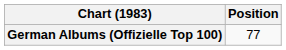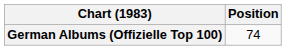(253, 34) 77 -> (253, 34) 74
